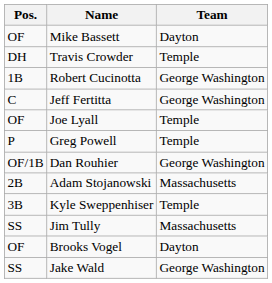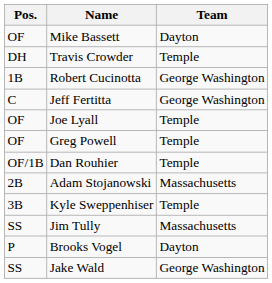(11, 141) P -> (16, 141) OF
(212, 162) George Washington -> (179, 162) Temple
(16, 246) OF -> (11, 246) P
